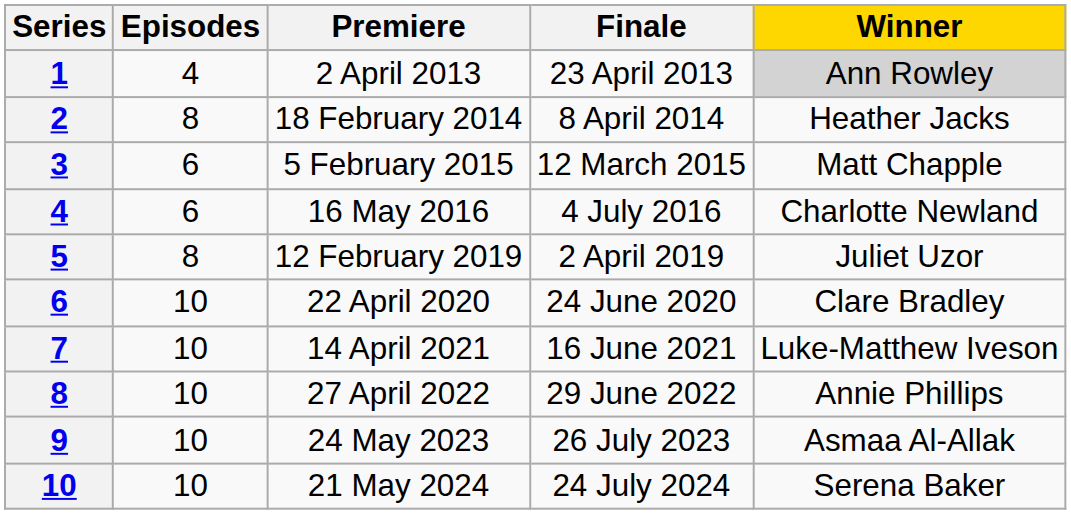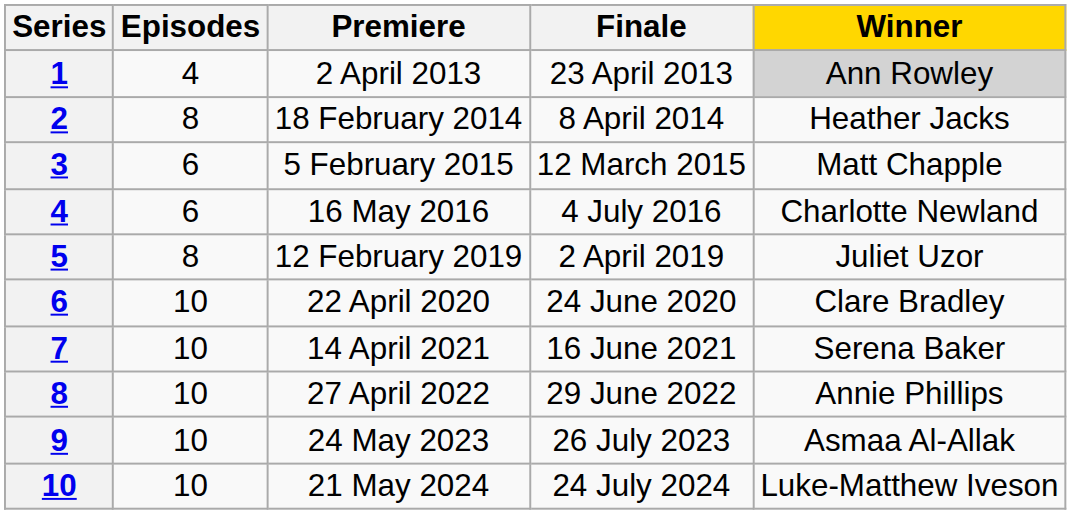(909, 348) Luke-Matthew Iveson -> (909, 348) Serena Baker
(909, 485) Serena Baker -> (909, 485) Luke-Matthew Iveson
